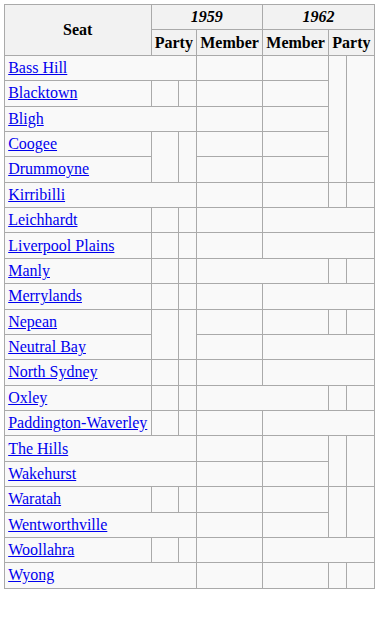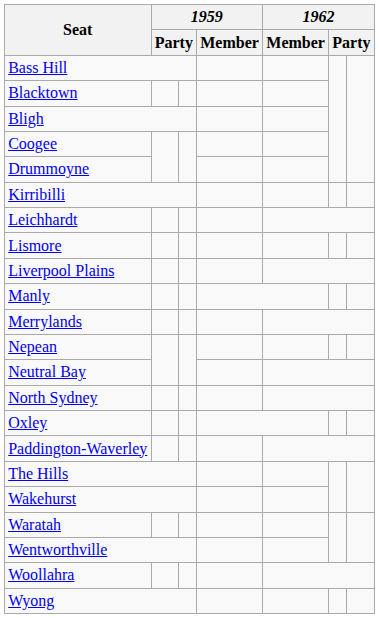+ row: (35, 245)
